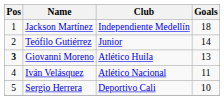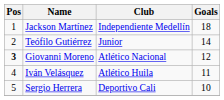(126, 57) Atlético Huila -> (132, 57) Atlético Nacional
(206, 57) 13 -> (206, 57) 12
(132, 73) Atlético Nacional -> (126, 73) Atlético Huila
